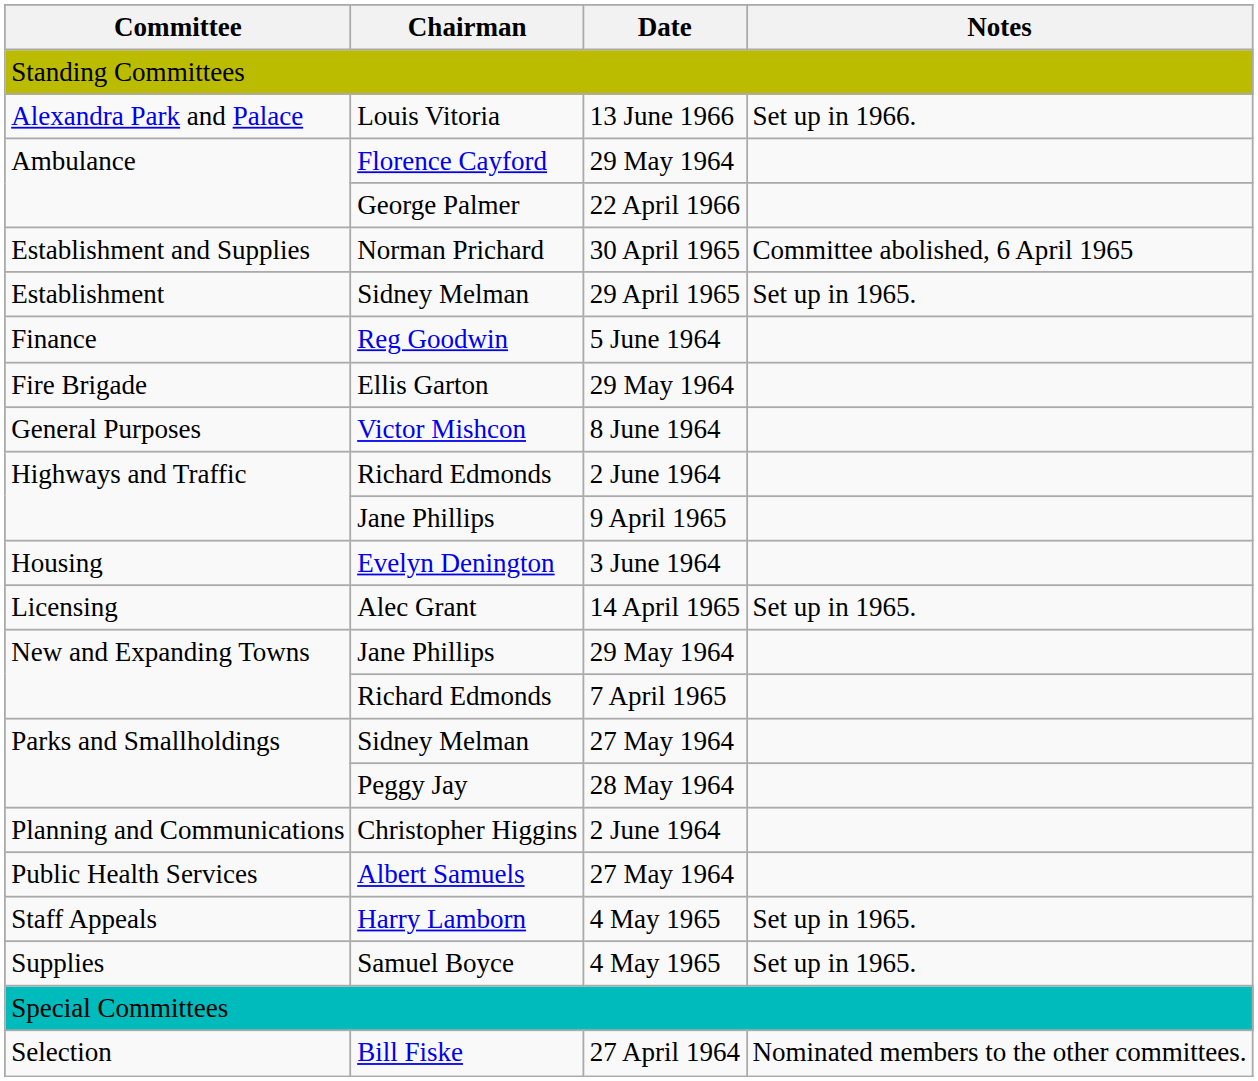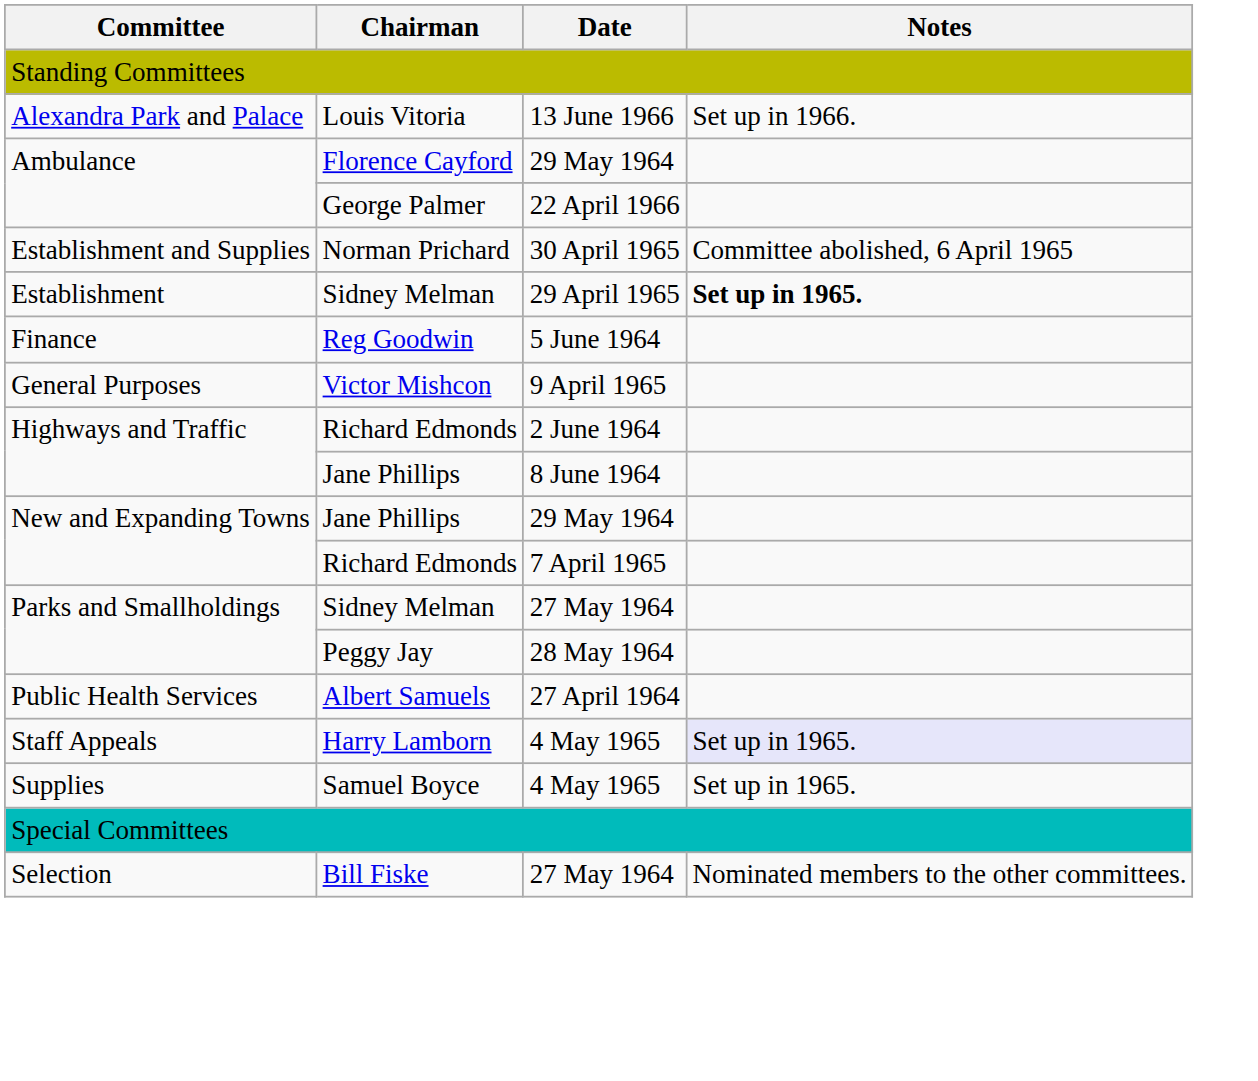(834, 294) normal -> (777, 294) bold
- row: (79, 383)
(655, 428) 8 June 1964 -> (598, 383) 9 April 1965
(658, 517) 9 April 1965 -> (595, 473) 8 June 1964
- row: (57, 562)
- row: (64, 606)
- row: (178, 829)
(662, 874) 27 May 1964 -> (605, 696) 27 April 1964
(834, 919) no background -> (774, 740) lavender background
(665, 1053) 27 April 1964 -> (602, 874) 27 May 1964
